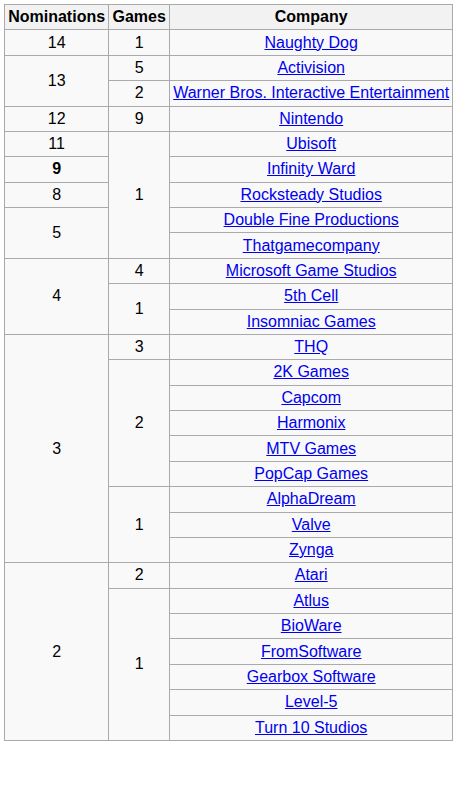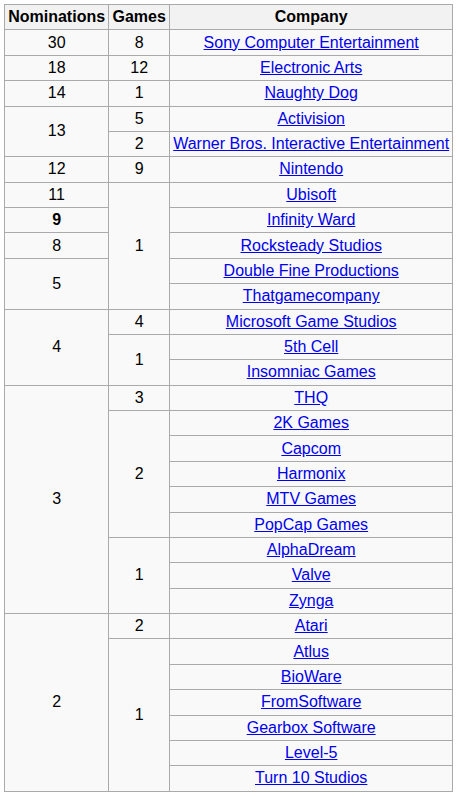+ row: (311, 42)
+ row: (311, 67)
